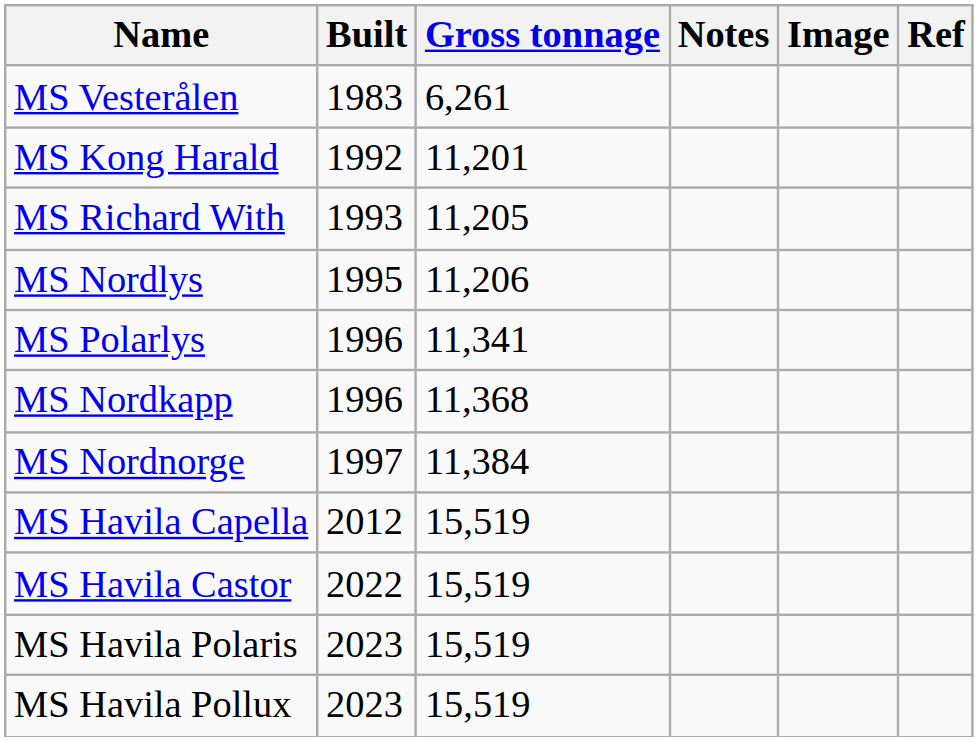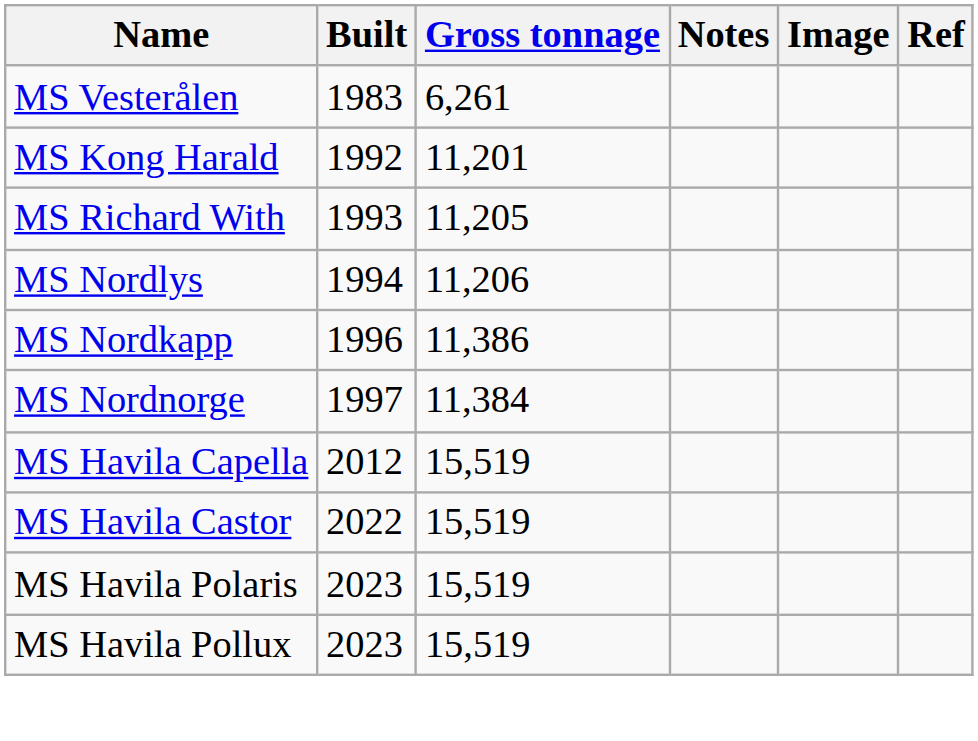(364, 278) 1995 -> (364, 278) 1994
- row: (110, 339)
(477, 400) 11,368 -> (477, 339) 11,386
